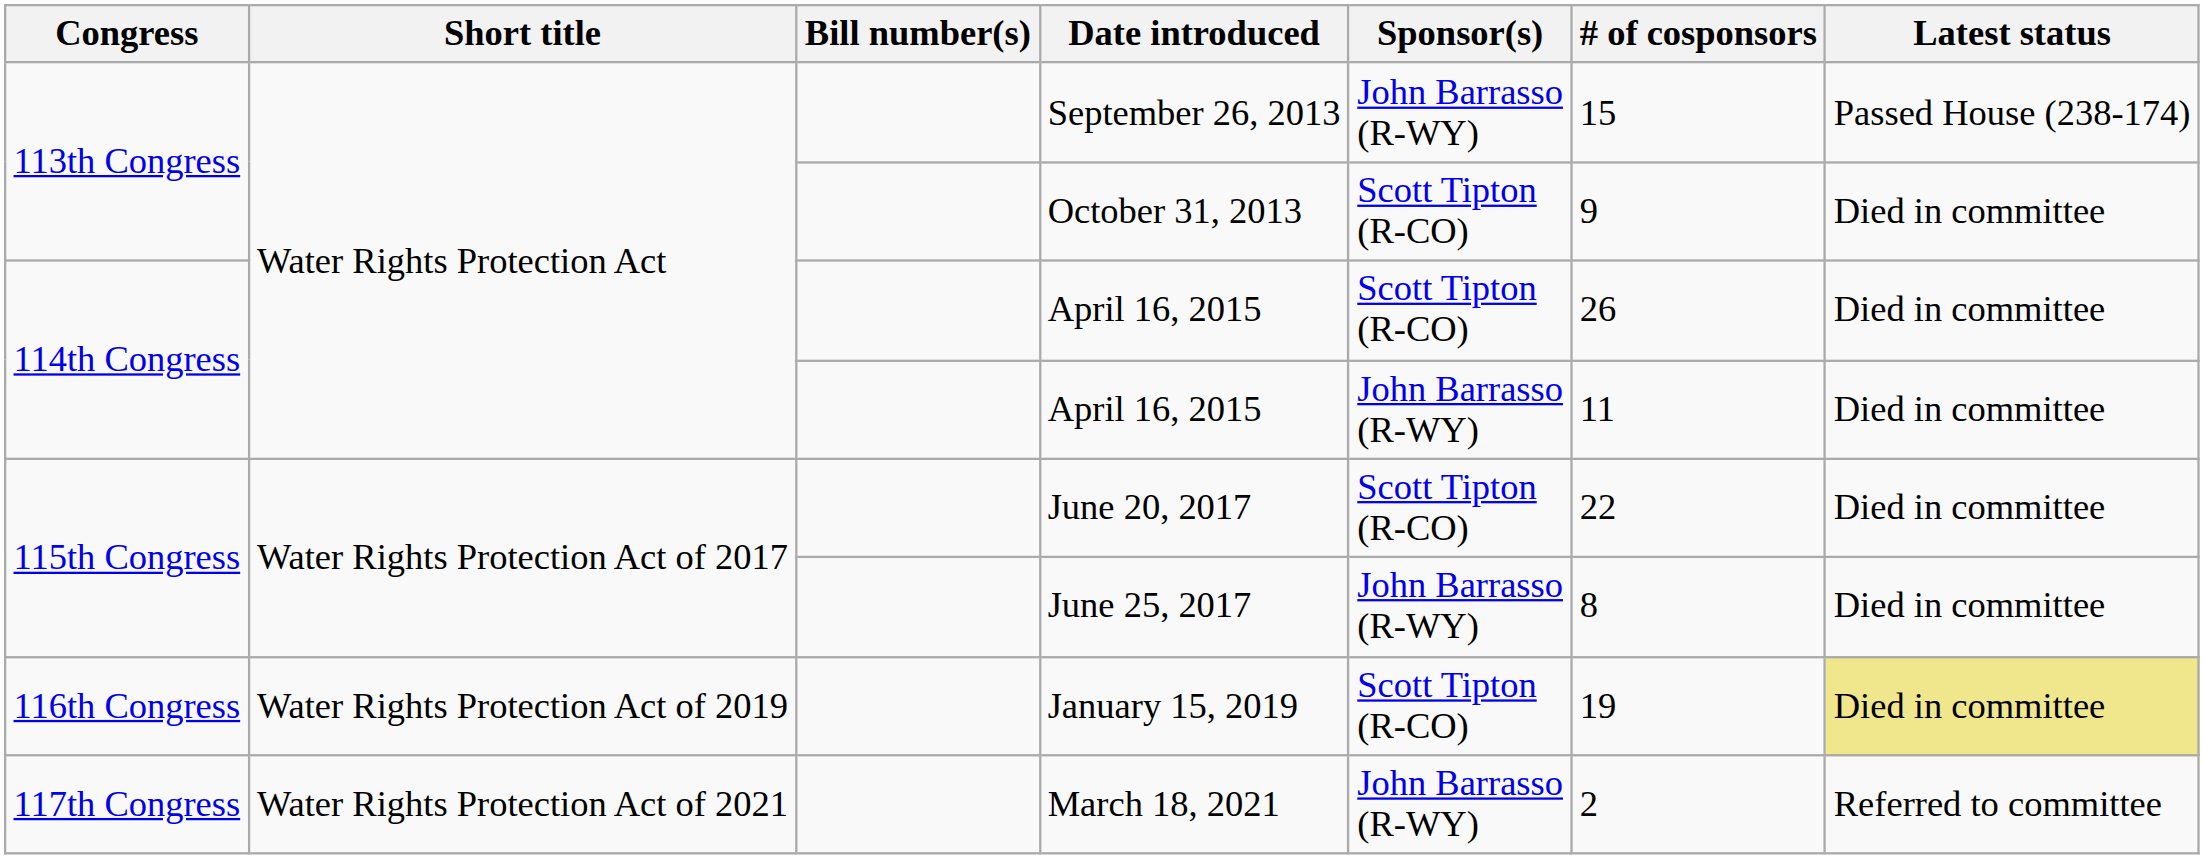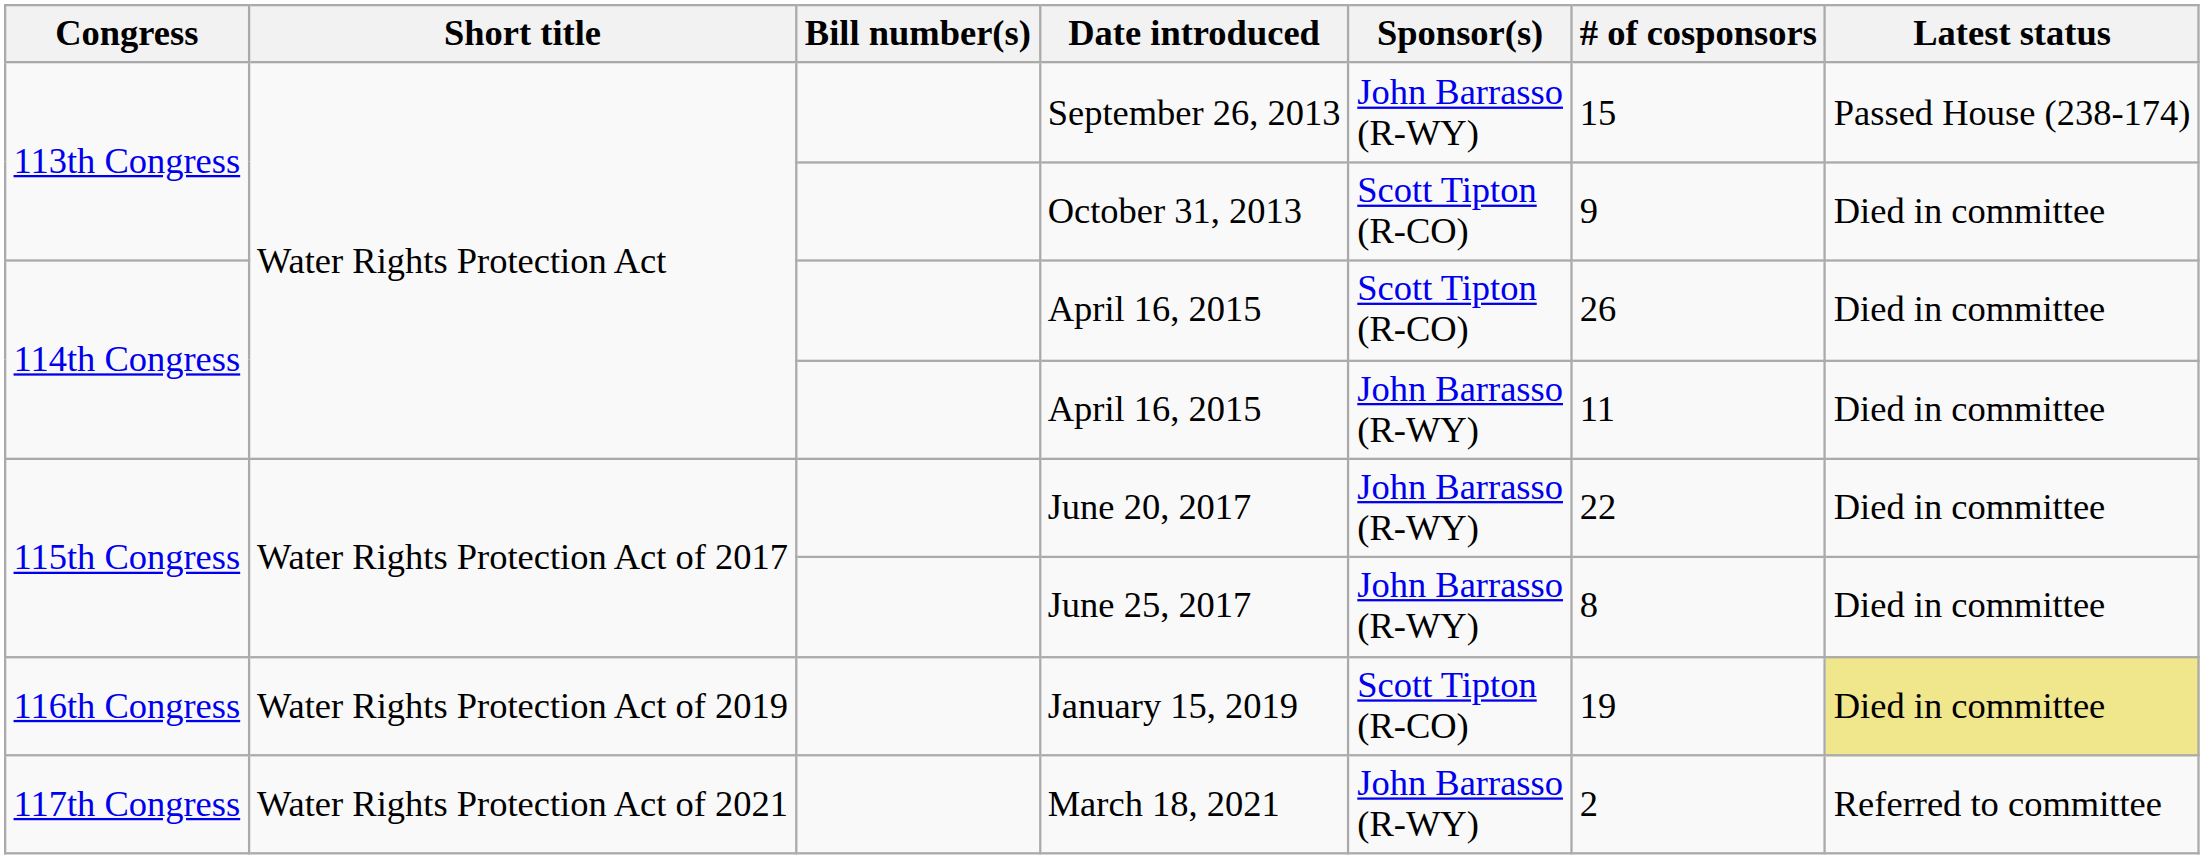(1447, 507) Scott Tipton (R-CO) -> (1460, 507) John Barrasso (R-WY)
